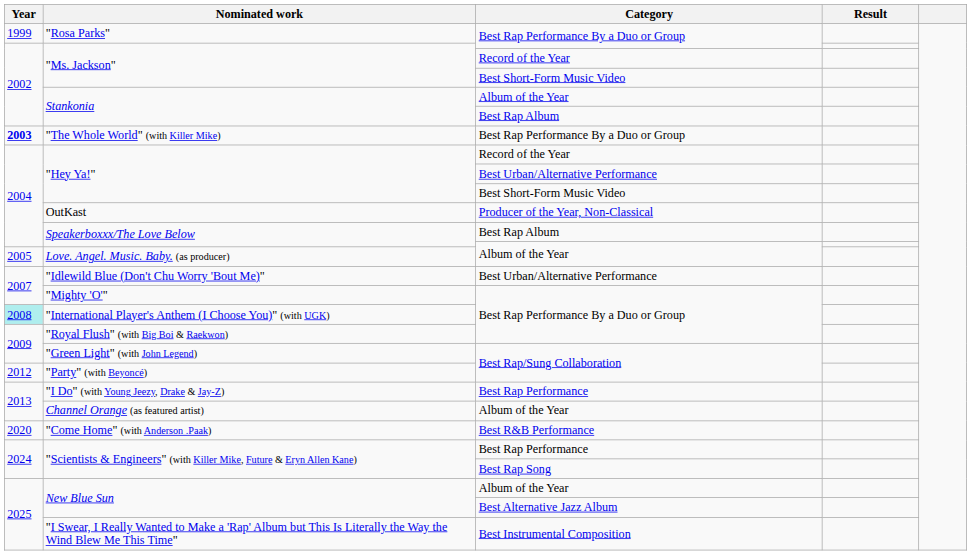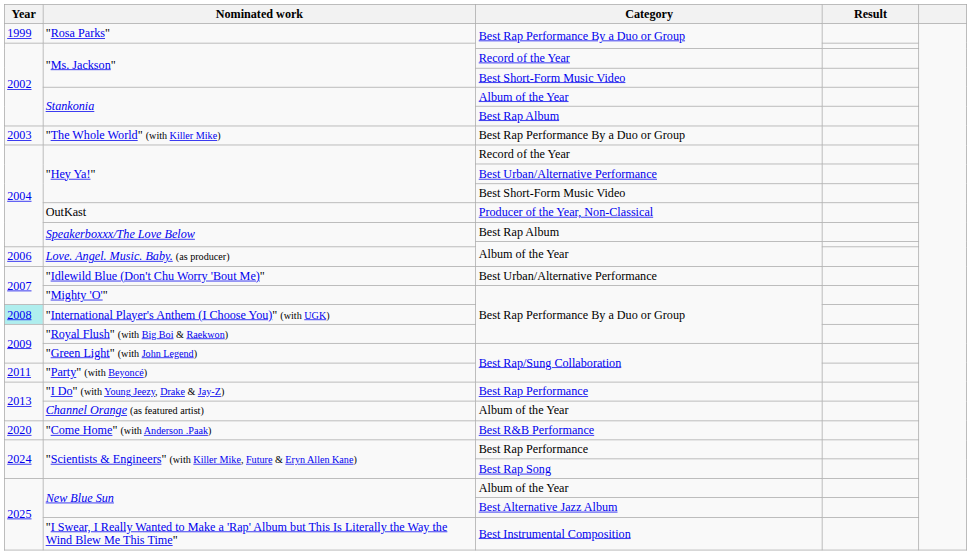(19, 135) bold -> (19, 135) normal
(19, 256) 2005 -> (19, 256) 2006
(19, 372) 2012 -> (19, 372) 2011
